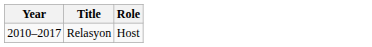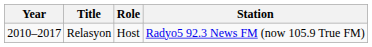+ column: (255, 14)
